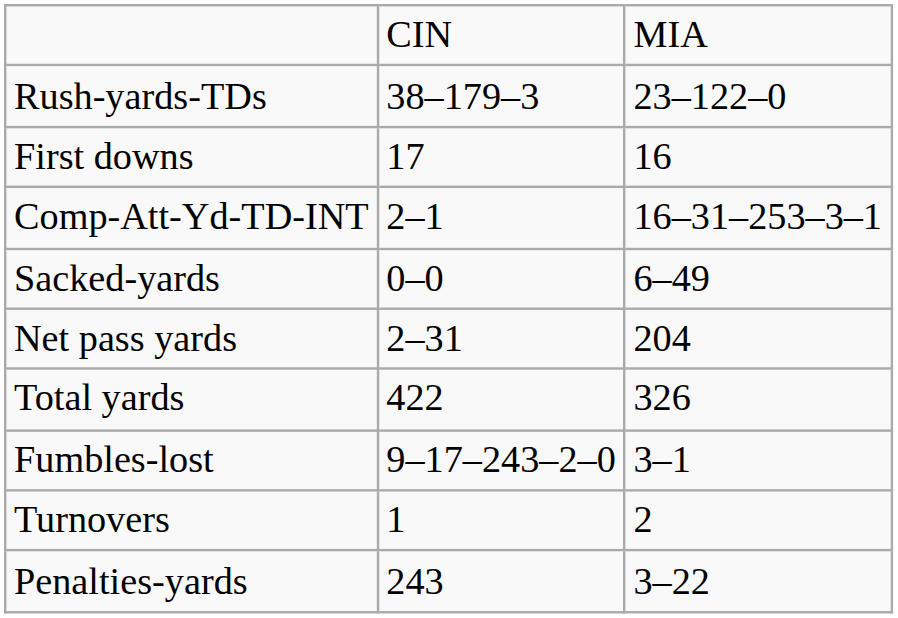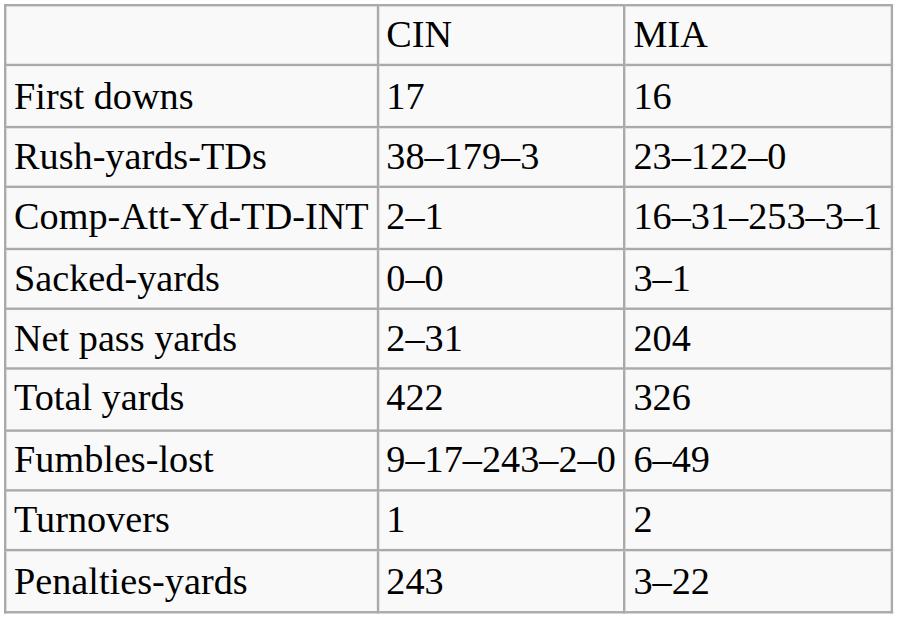rows swapped: (104, 156) <-> (140, 95)
(672, 277) 6–49 -> (662, 277) 3–1
(662, 459) 3–1 -> (672, 459) 6–49
